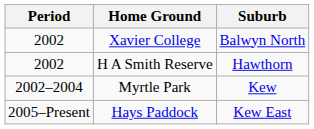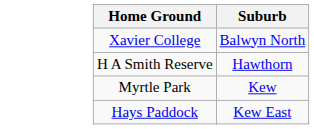- column: (49, 16)
